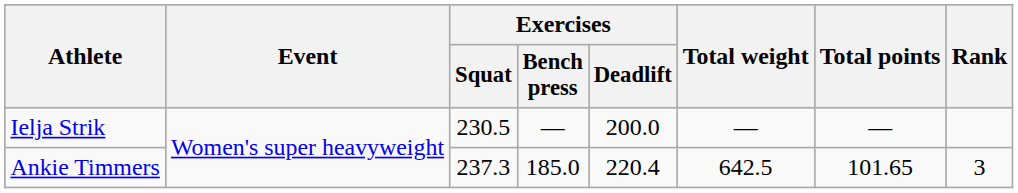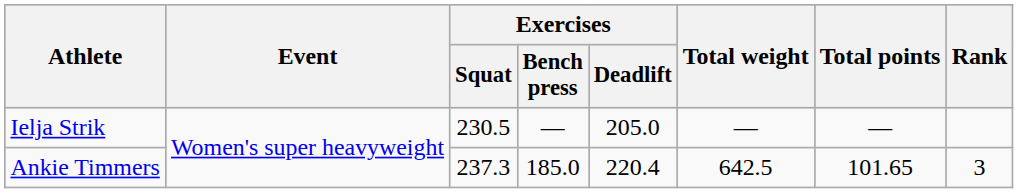(633, 127) 200.0 -> (633, 127) 205.0
